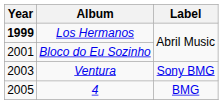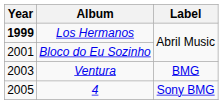(186, 71) Sony BMG -> (186, 71) BMG
(186, 90) BMG -> (186, 90) Sony BMG
